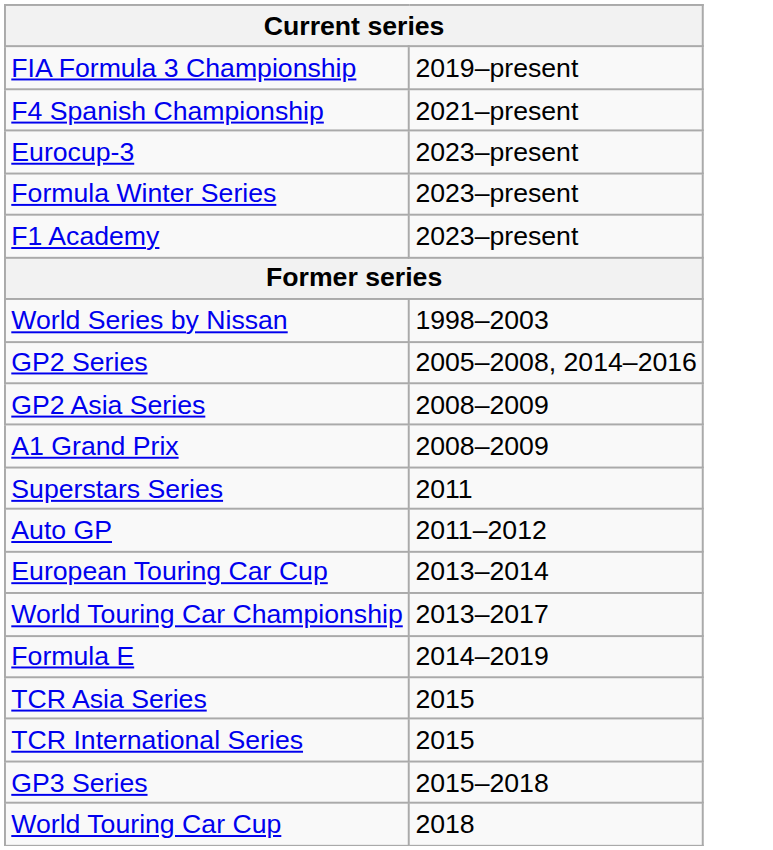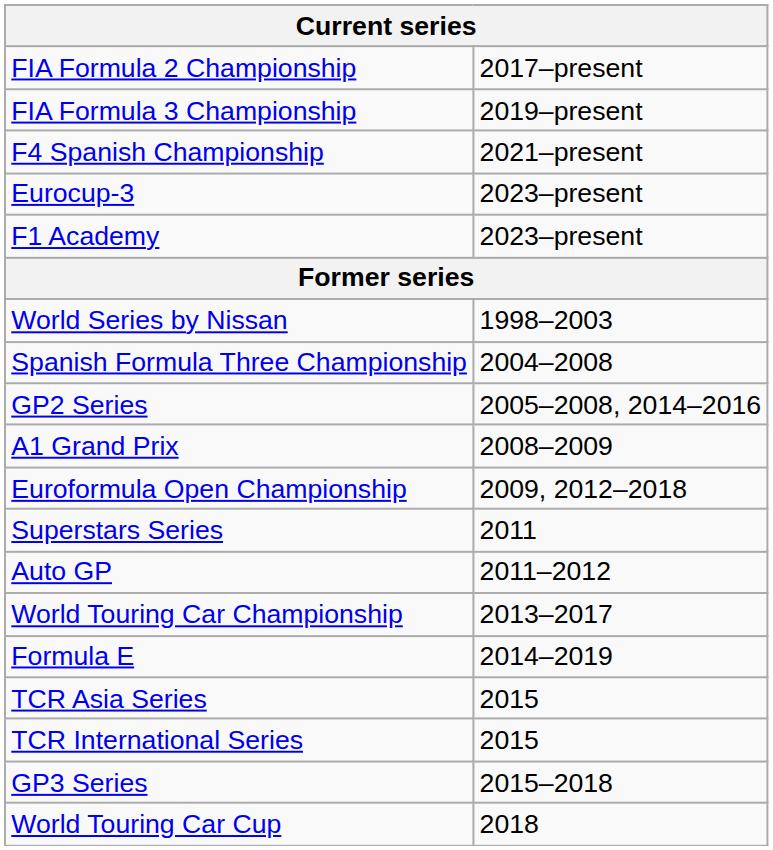+ row: (184, 68)
- row: (144, 194)
+ row: (239, 362)
- row: (108, 404)
+ row: (209, 488)
- row: (170, 572)
